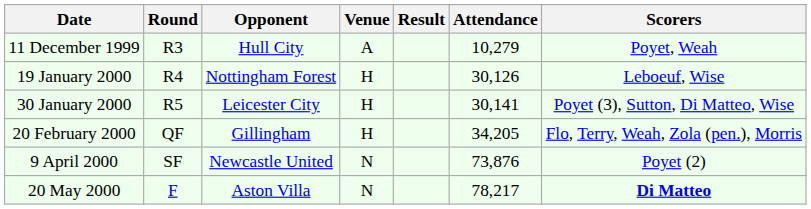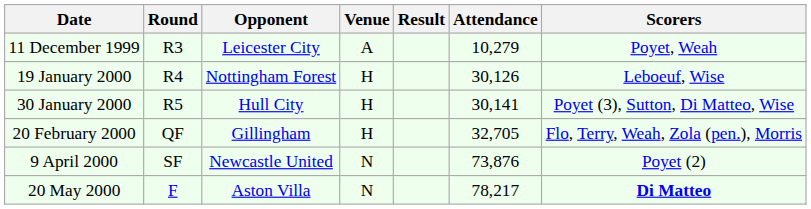(271, 47) Hull City -> (271, 47) Leicester City
(271, 104) Leicester City -> (271, 104) Hull City
(495, 133) 34,205 -> (495, 133) 32,705
